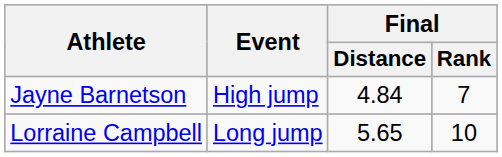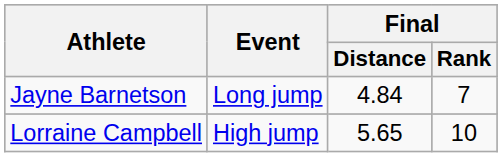(266, 96) High jump -> (268, 96) Long jump
(268, 133) Long jump -> (266, 133) High jump
